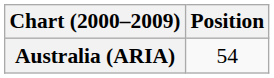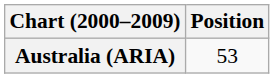(227, 55) 54 -> (227, 55) 53
